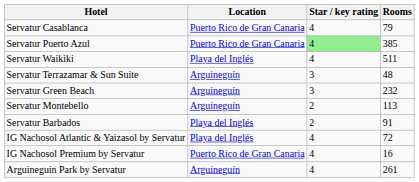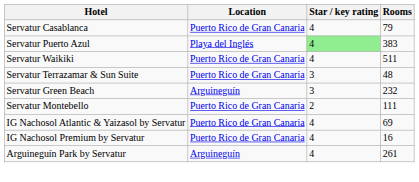(247, 43) Puerto Rico de Gran Canaria -> (222, 43) Playa del Inglés
(390, 43) 385 -> (390, 43) 383
(222, 59) Playa del Inglés -> (247, 59) Puerto Rico de Gran Canaria
(215, 75) Arguineguín -> (247, 75) Puerto Rico de Gran Canaria
(215, 106) Arguineguín -> (247, 106) Puerto Rico de Gran Canaria
(390, 106) 113 -> (390, 106) 111
- row: (43, 122)
(222, 138) Playa del Inglés -> (247, 122) Puerto Rico de Gran Canaria
(388, 138) 72 -> (388, 122) 69
